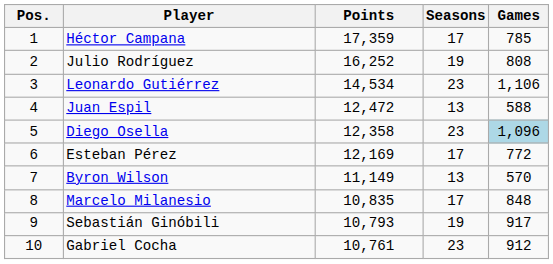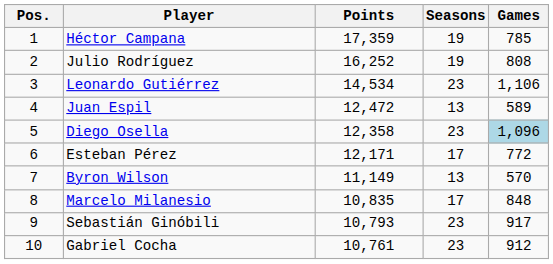(456, 39) 17 -> (456, 39) 19
(519, 108) 588 -> (519, 108) 589
(369, 155) 12,169 -> (369, 155) 12,171
(456, 224) 19 -> (456, 224) 23
